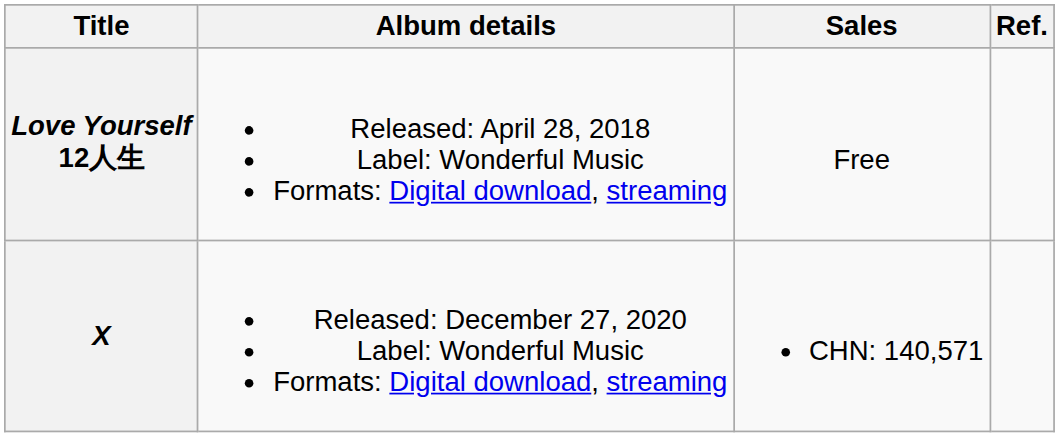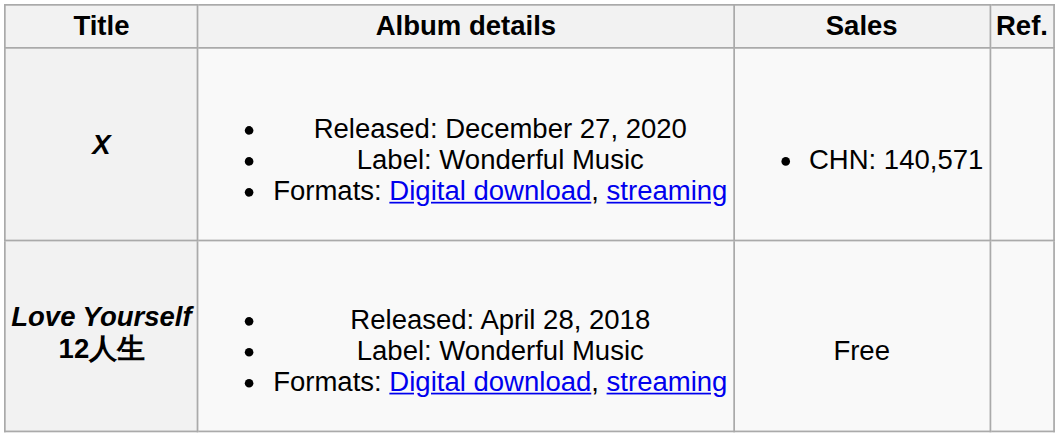rows swapped: (101, 142) <-> (101, 335)
